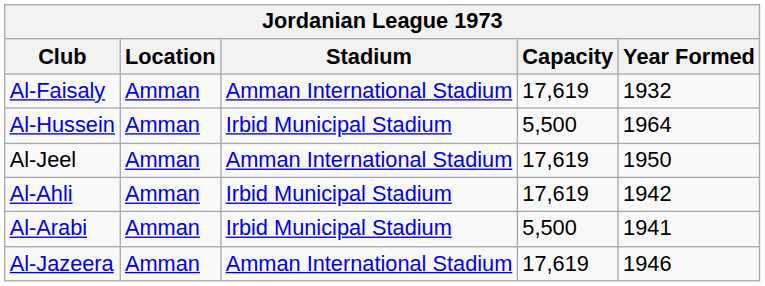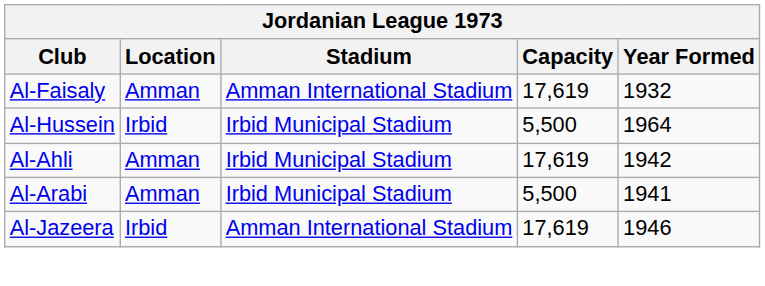(162, 125) Amman -> (146, 125) Irbid
- row: (43, 159)
(162, 263) Amman -> (146, 228) Irbid
